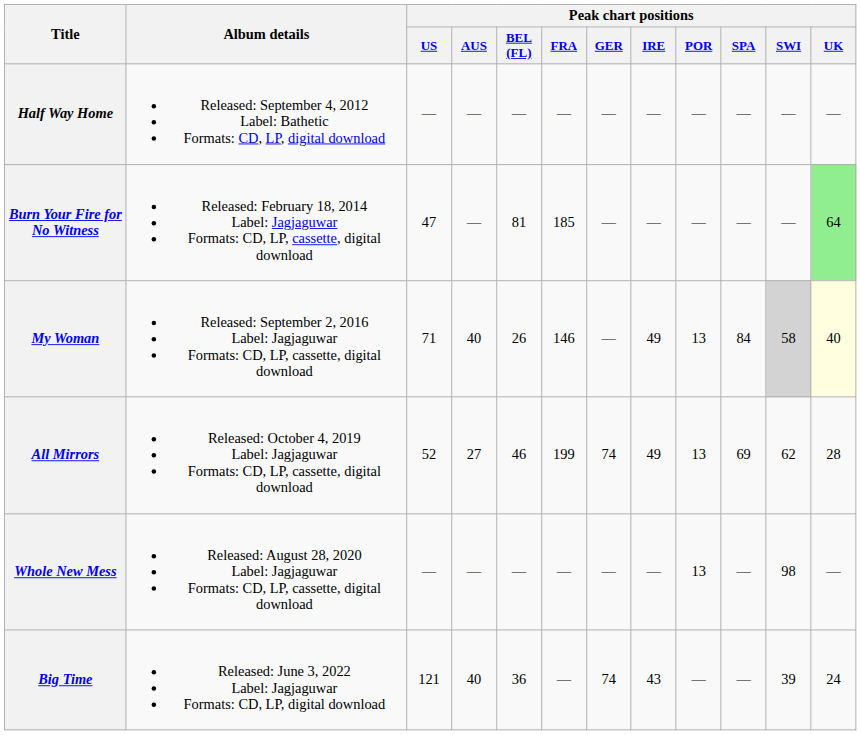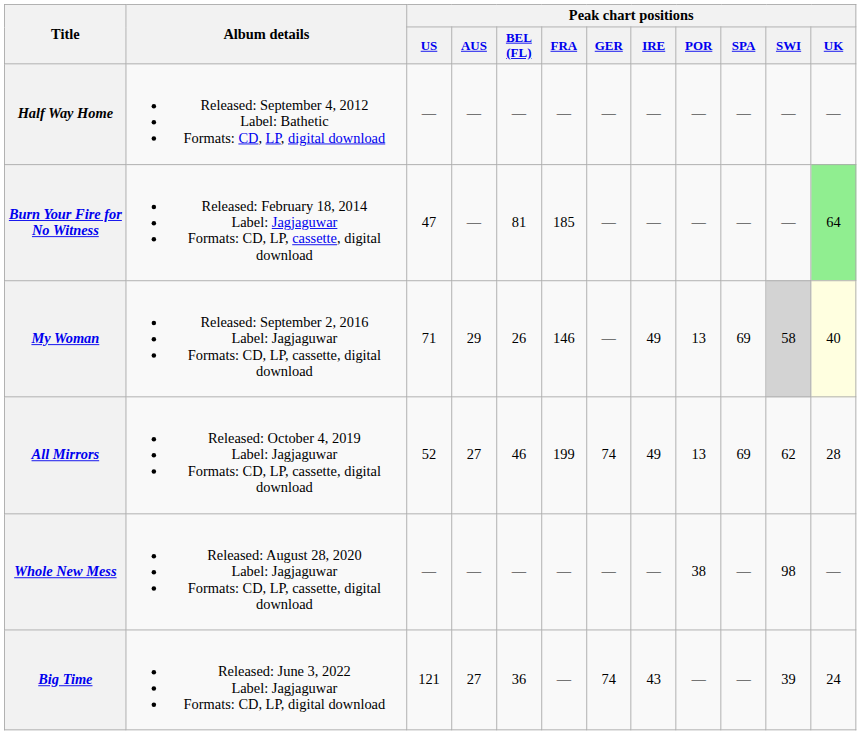(474, 338) 40 -> (474, 338) 29
(744, 338) 84 -> (744, 338) 69
(699, 571) 13 -> (699, 571) 38
(474, 680) 40 -> (474, 680) 27
